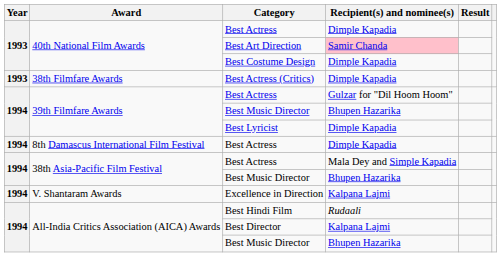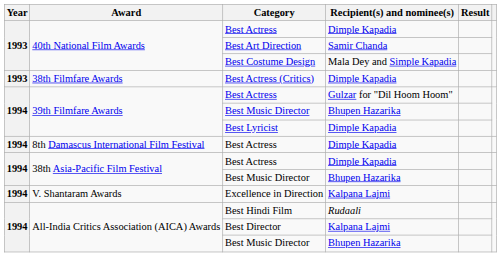(358, 45) pink background -> (358, 45) no background
(362, 62) Dimple Kapadia -> (392, 62) Mala Dey and Simple Kapadia
(392, 161) Mala Dey and Simple Kapadia -> (362, 161) Dimple Kapadia
